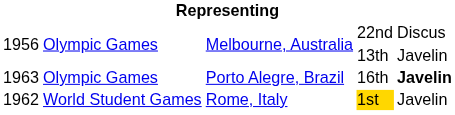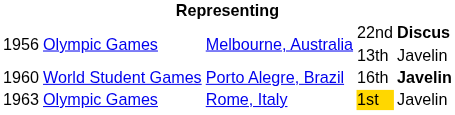(421, 33) normal -> (424, 33) bold
(21, 77) 1963 -> (21, 77) 1960
(100, 77) Olympic Games -> (122, 77) World Student Games
(21, 99) 1962 -> (21, 99) 1963
(122, 99) World Student Games -> (100, 99) Olympic Games
